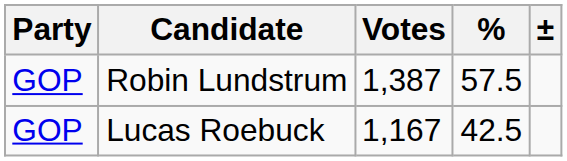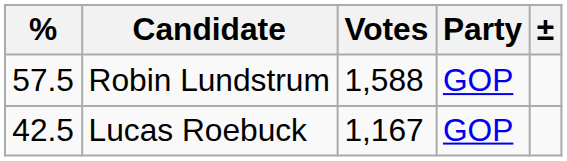columns swapped: (52, 29) <-> (491, 29)
(402, 79) 1,387 -> (384, 79) 1,588
